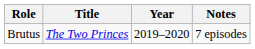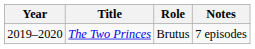columns swapped: (162, 14) <-> (24, 14)
